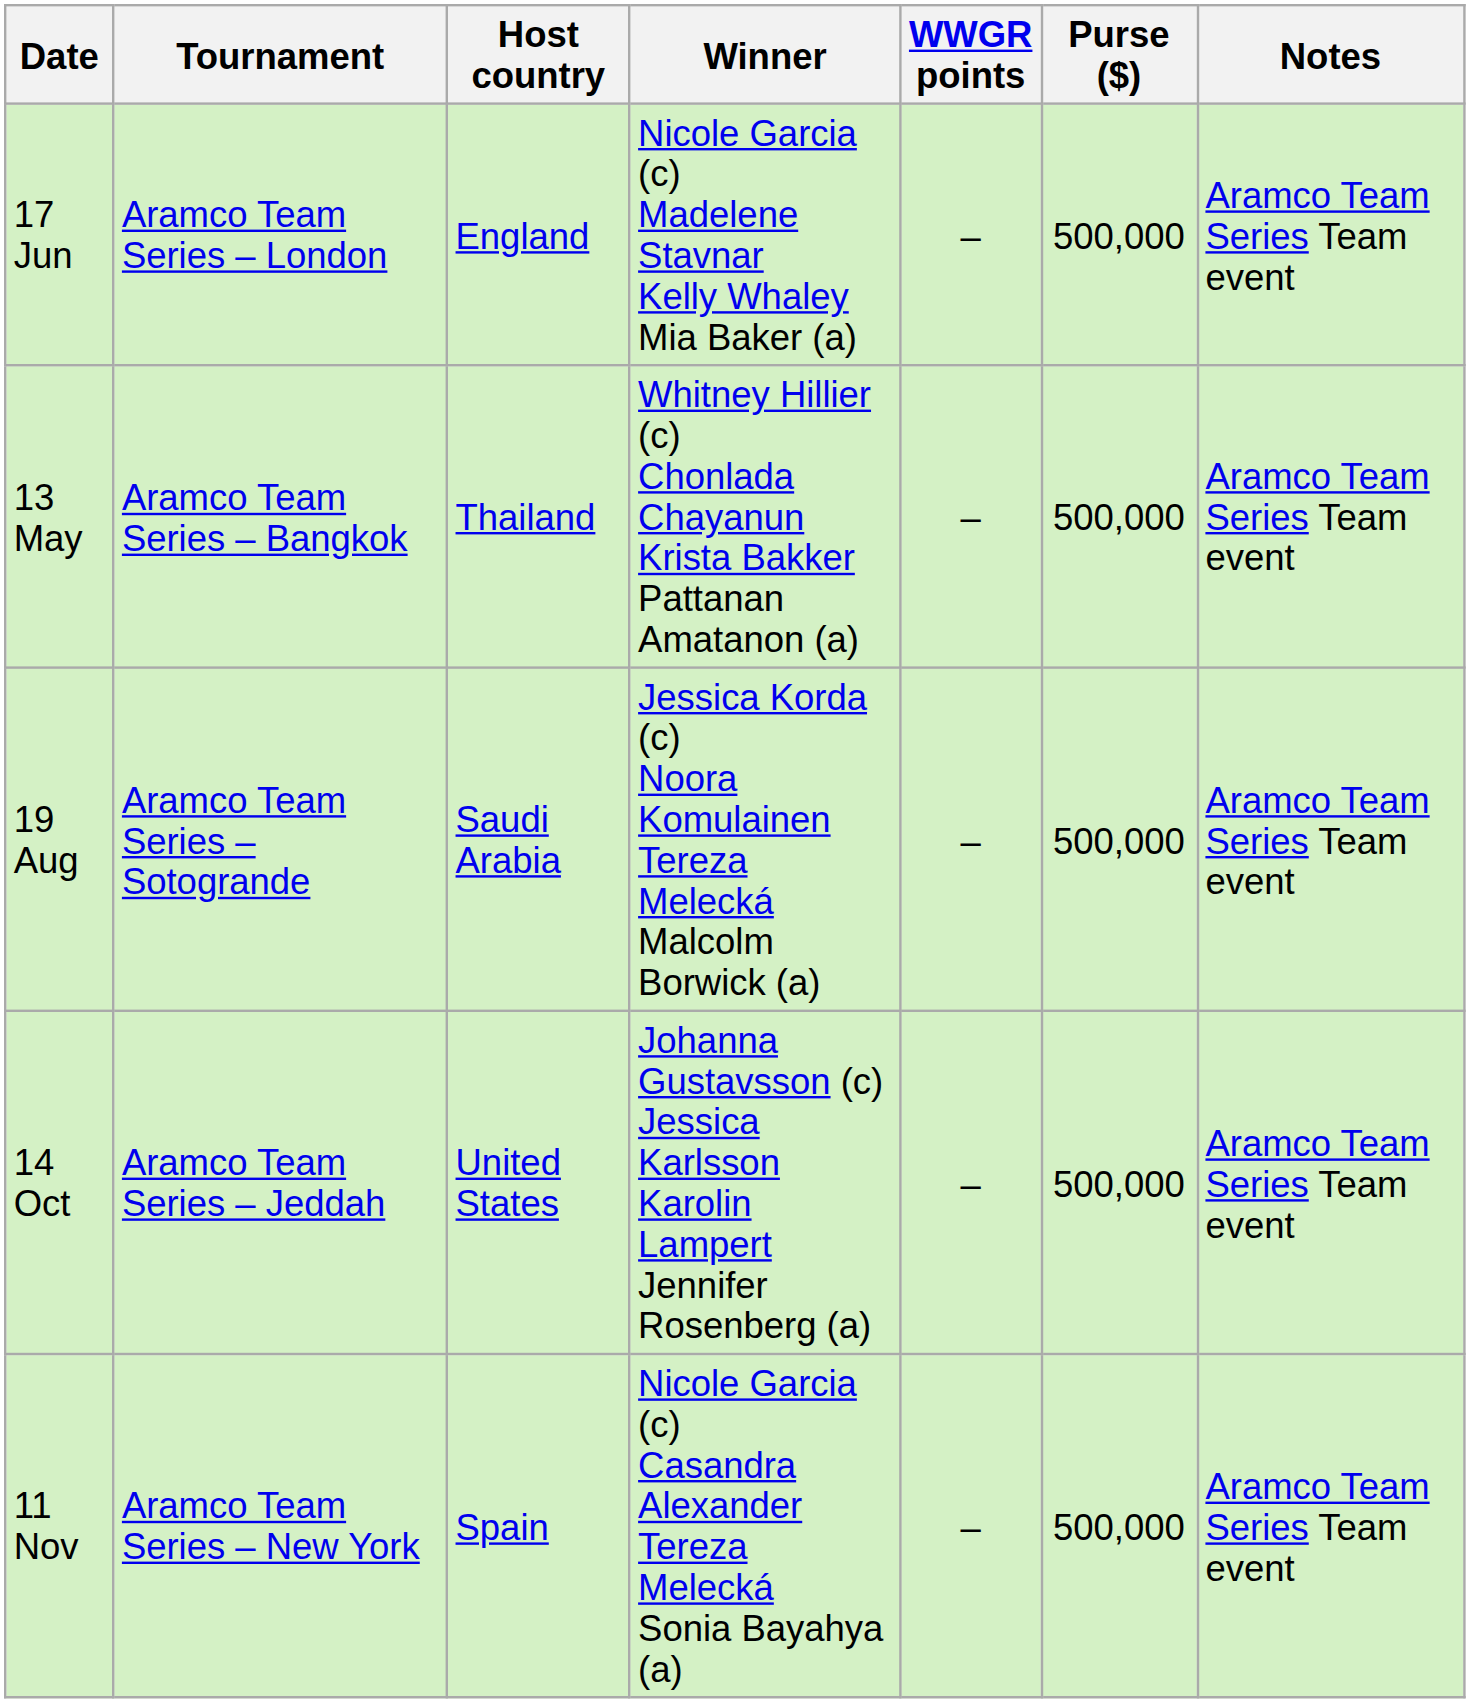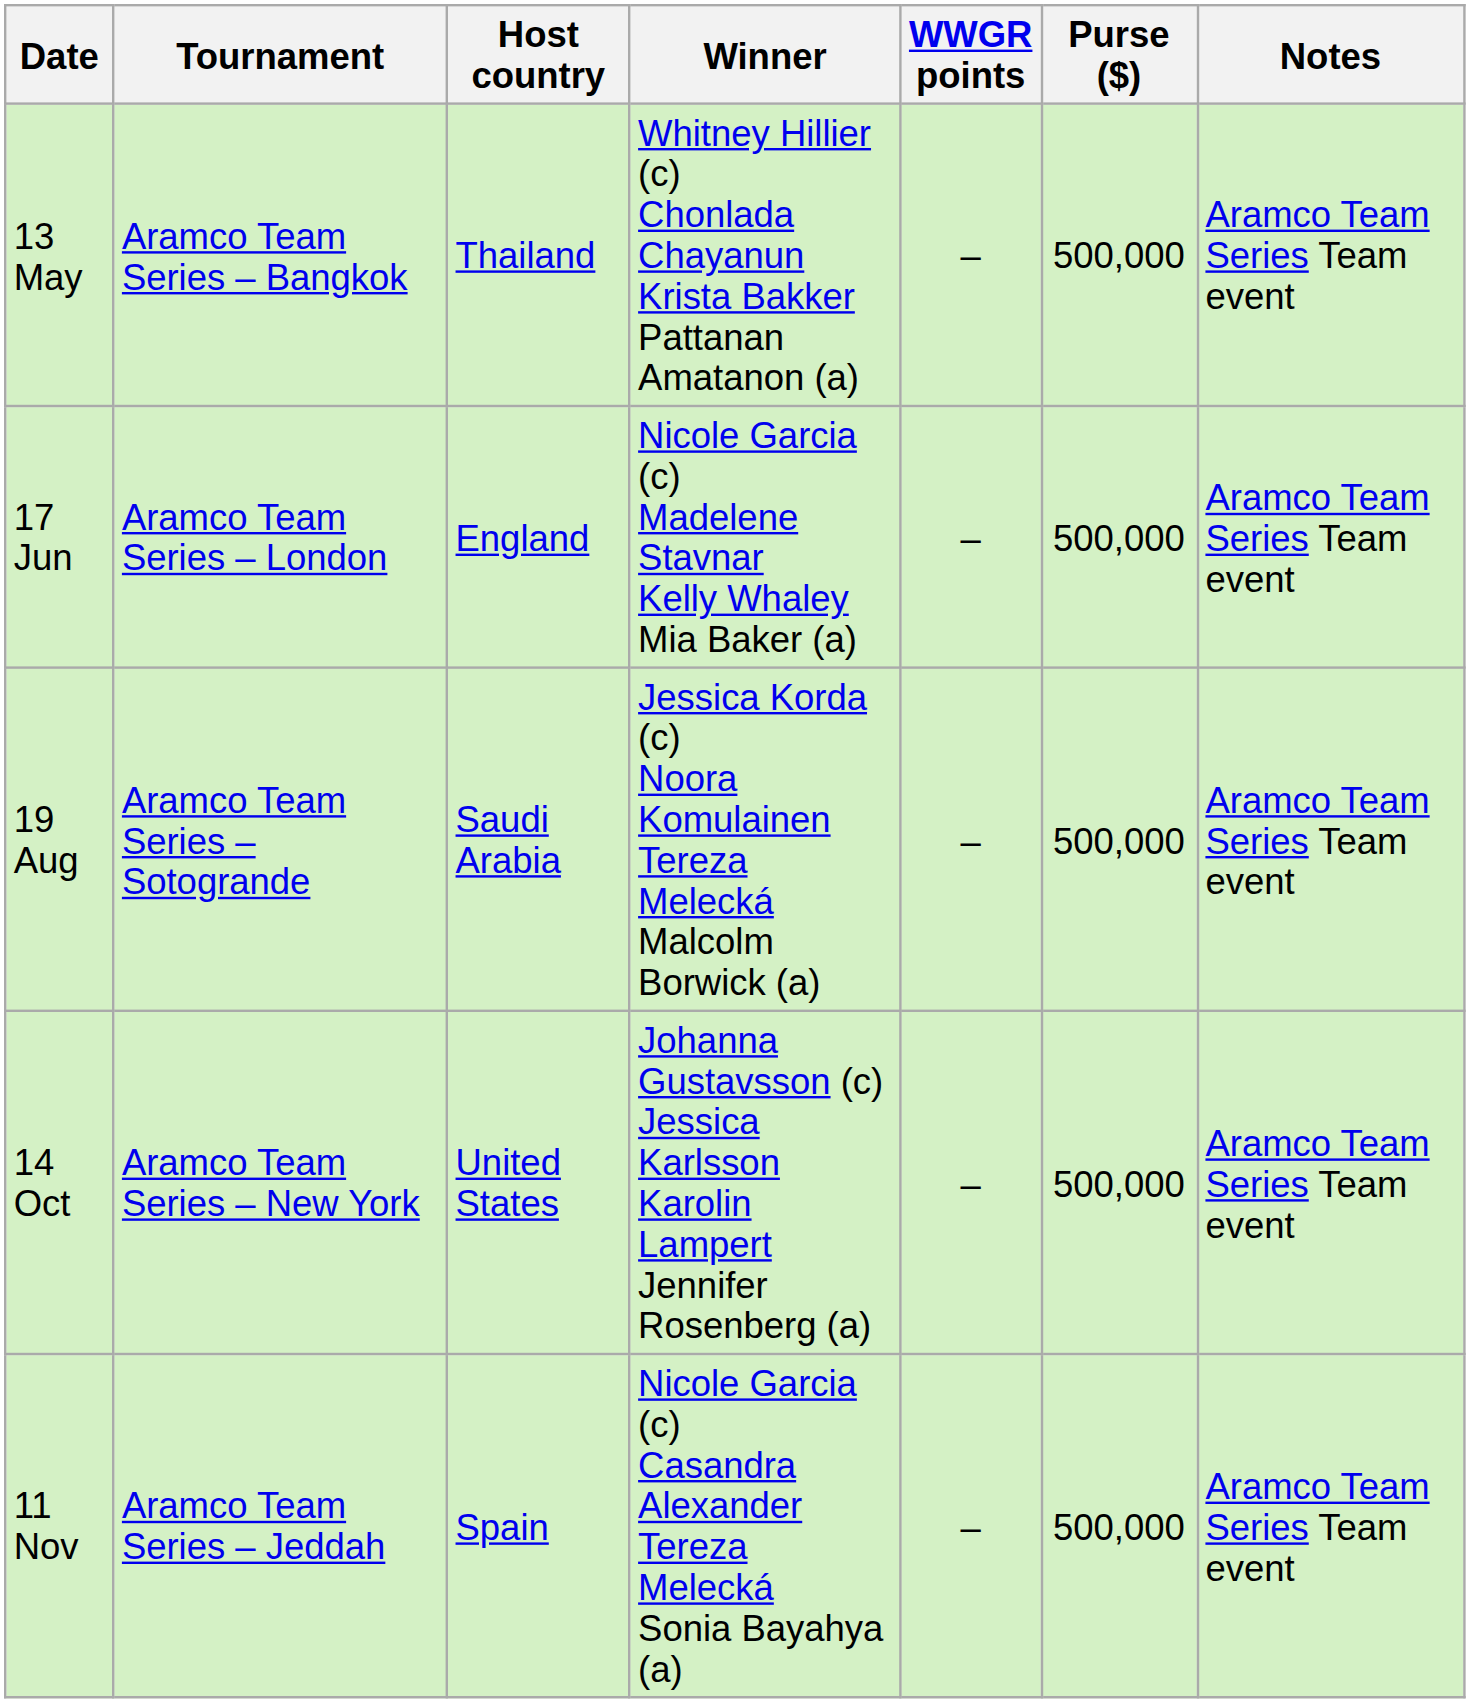rows swapped: (48, 517) <-> (43, 235)
(254, 1183) Aramco Team Series – Jeddah -> (271, 1183) Aramco Team Series – New York
(271, 1527) Aramco Team Series – New York -> (254, 1527) Aramco Team Series – Jeddah
